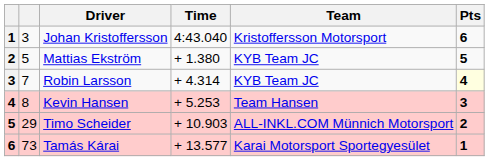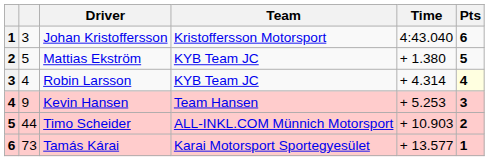columns swapped: (344, 15) <-> (201, 15)
(25, 80) 7 -> (25, 80) 4
(25, 102) 8 -> (25, 102) 9
(29, 124) 29 -> (29, 124) 44
